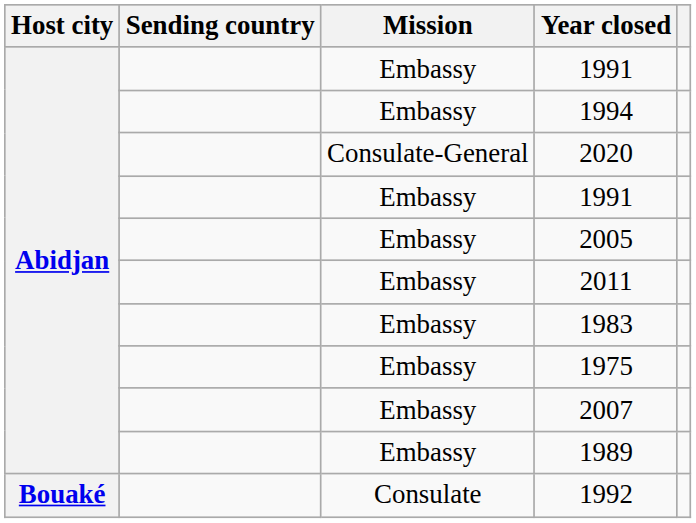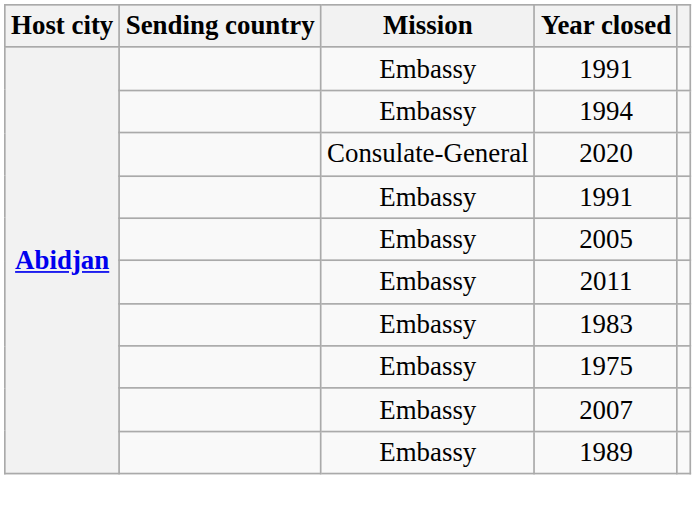- row: (428, 494)
